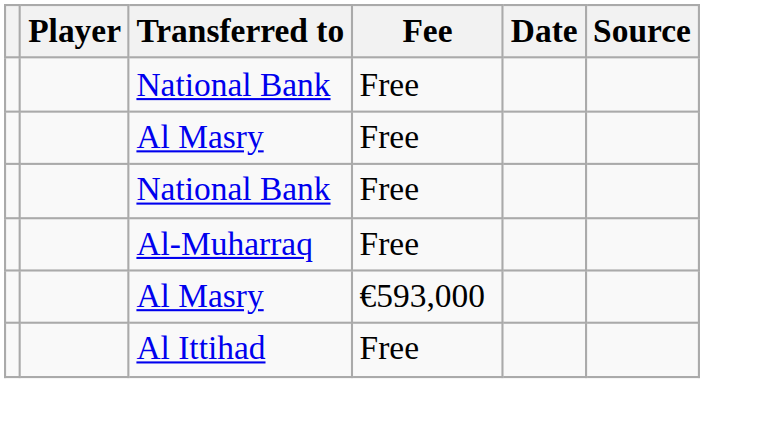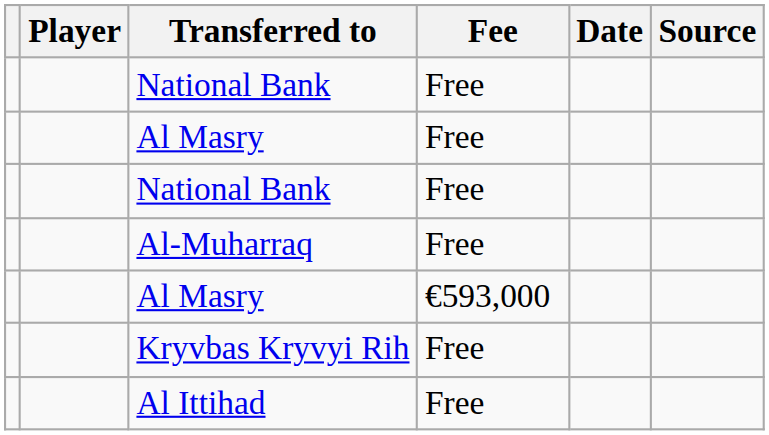+ row: (273, 349)
